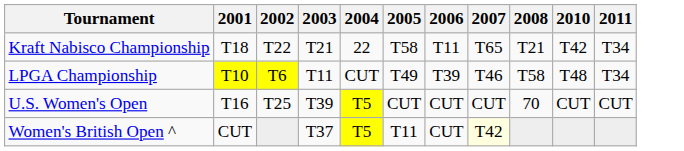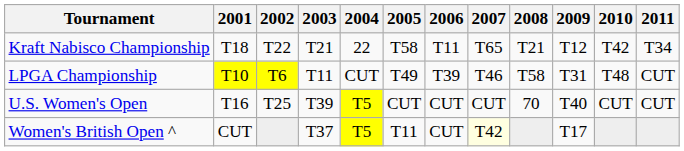+ column: (573, 18)
(616, 75) T34 -> (658, 75) CUT
